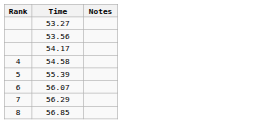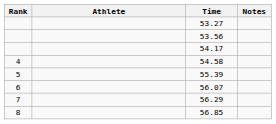+ column: (109, 11)
